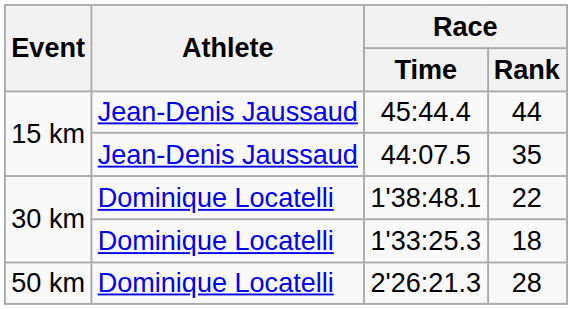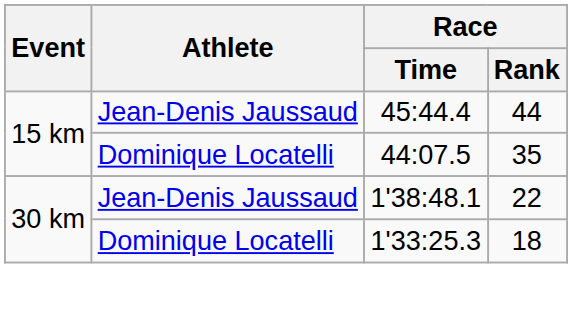(228, 155) Jean-Denis Jaussaud -> (216, 155) Dominique Locatelli
(216, 198) Dominique Locatelli -> (228, 198) Jean-Denis Jaussaud
- row: (426, 283)
